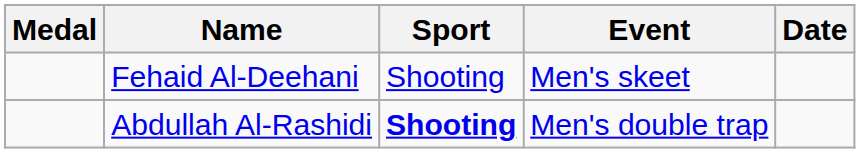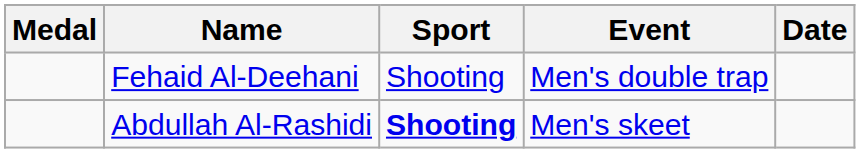(610, 77) Men's skeet -> (649, 77) Men's double trap
(649, 124) Men's double trap -> (610, 124) Men's skeet
